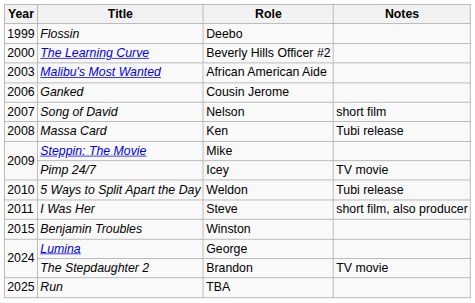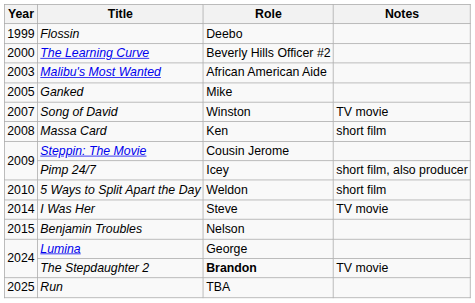(21, 92) 2006 -> (21, 92) 2005
(248, 92) Cousin Jerome -> (219, 92) Mike
(225, 111) Nelson -> (228, 111) Winston
(361, 111) short film -> (362, 111) TV movie
(370, 131) Tubi release -> (361, 131) short film
(219, 151) Mike -> (248, 151) Cousin Jerome
(362, 170) TV movie -> (402, 170) short film, also producer
(370, 190) Tubi release -> (361, 190) short film
(20, 209) 2011 -> (21, 209) 2014
(402, 209) short film, also producer -> (362, 209) TV movie
(228, 229) Winston -> (225, 229) Nelson
(230, 268) normal -> (232, 268) bold
